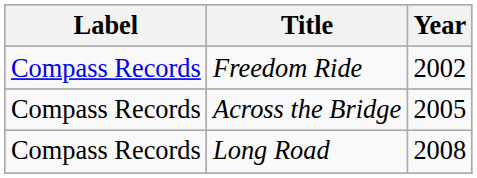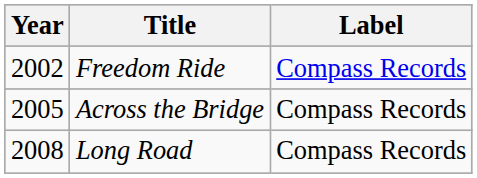columns swapped: (440, 25) <-> (106, 25)
